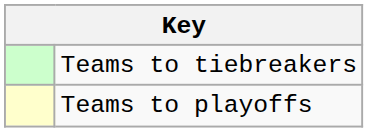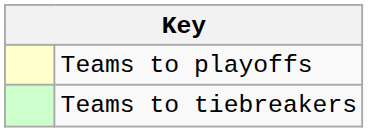rows swapped: (187, 106) <-> (209, 65)
